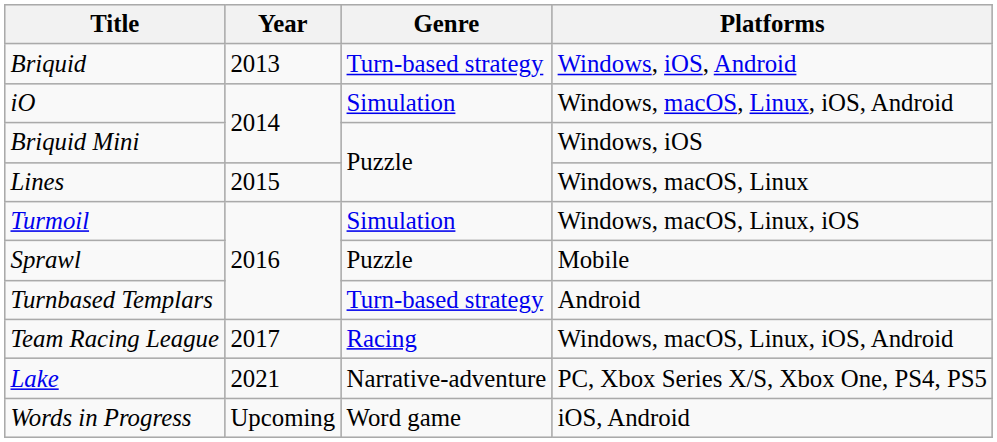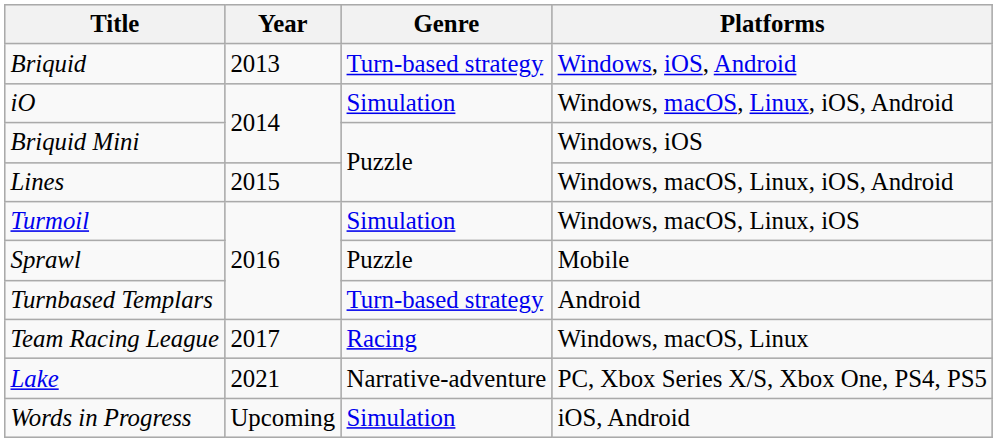(683, 181) Windows, macOS, Linux -> (756, 181) Windows, macOS, Linux, iOS, Android
(756, 338) Windows, macOS, Linux, iOS, Android -> (683, 338) Windows, macOS, Linux
(404, 417) Word game -> (401, 417) Simulation
